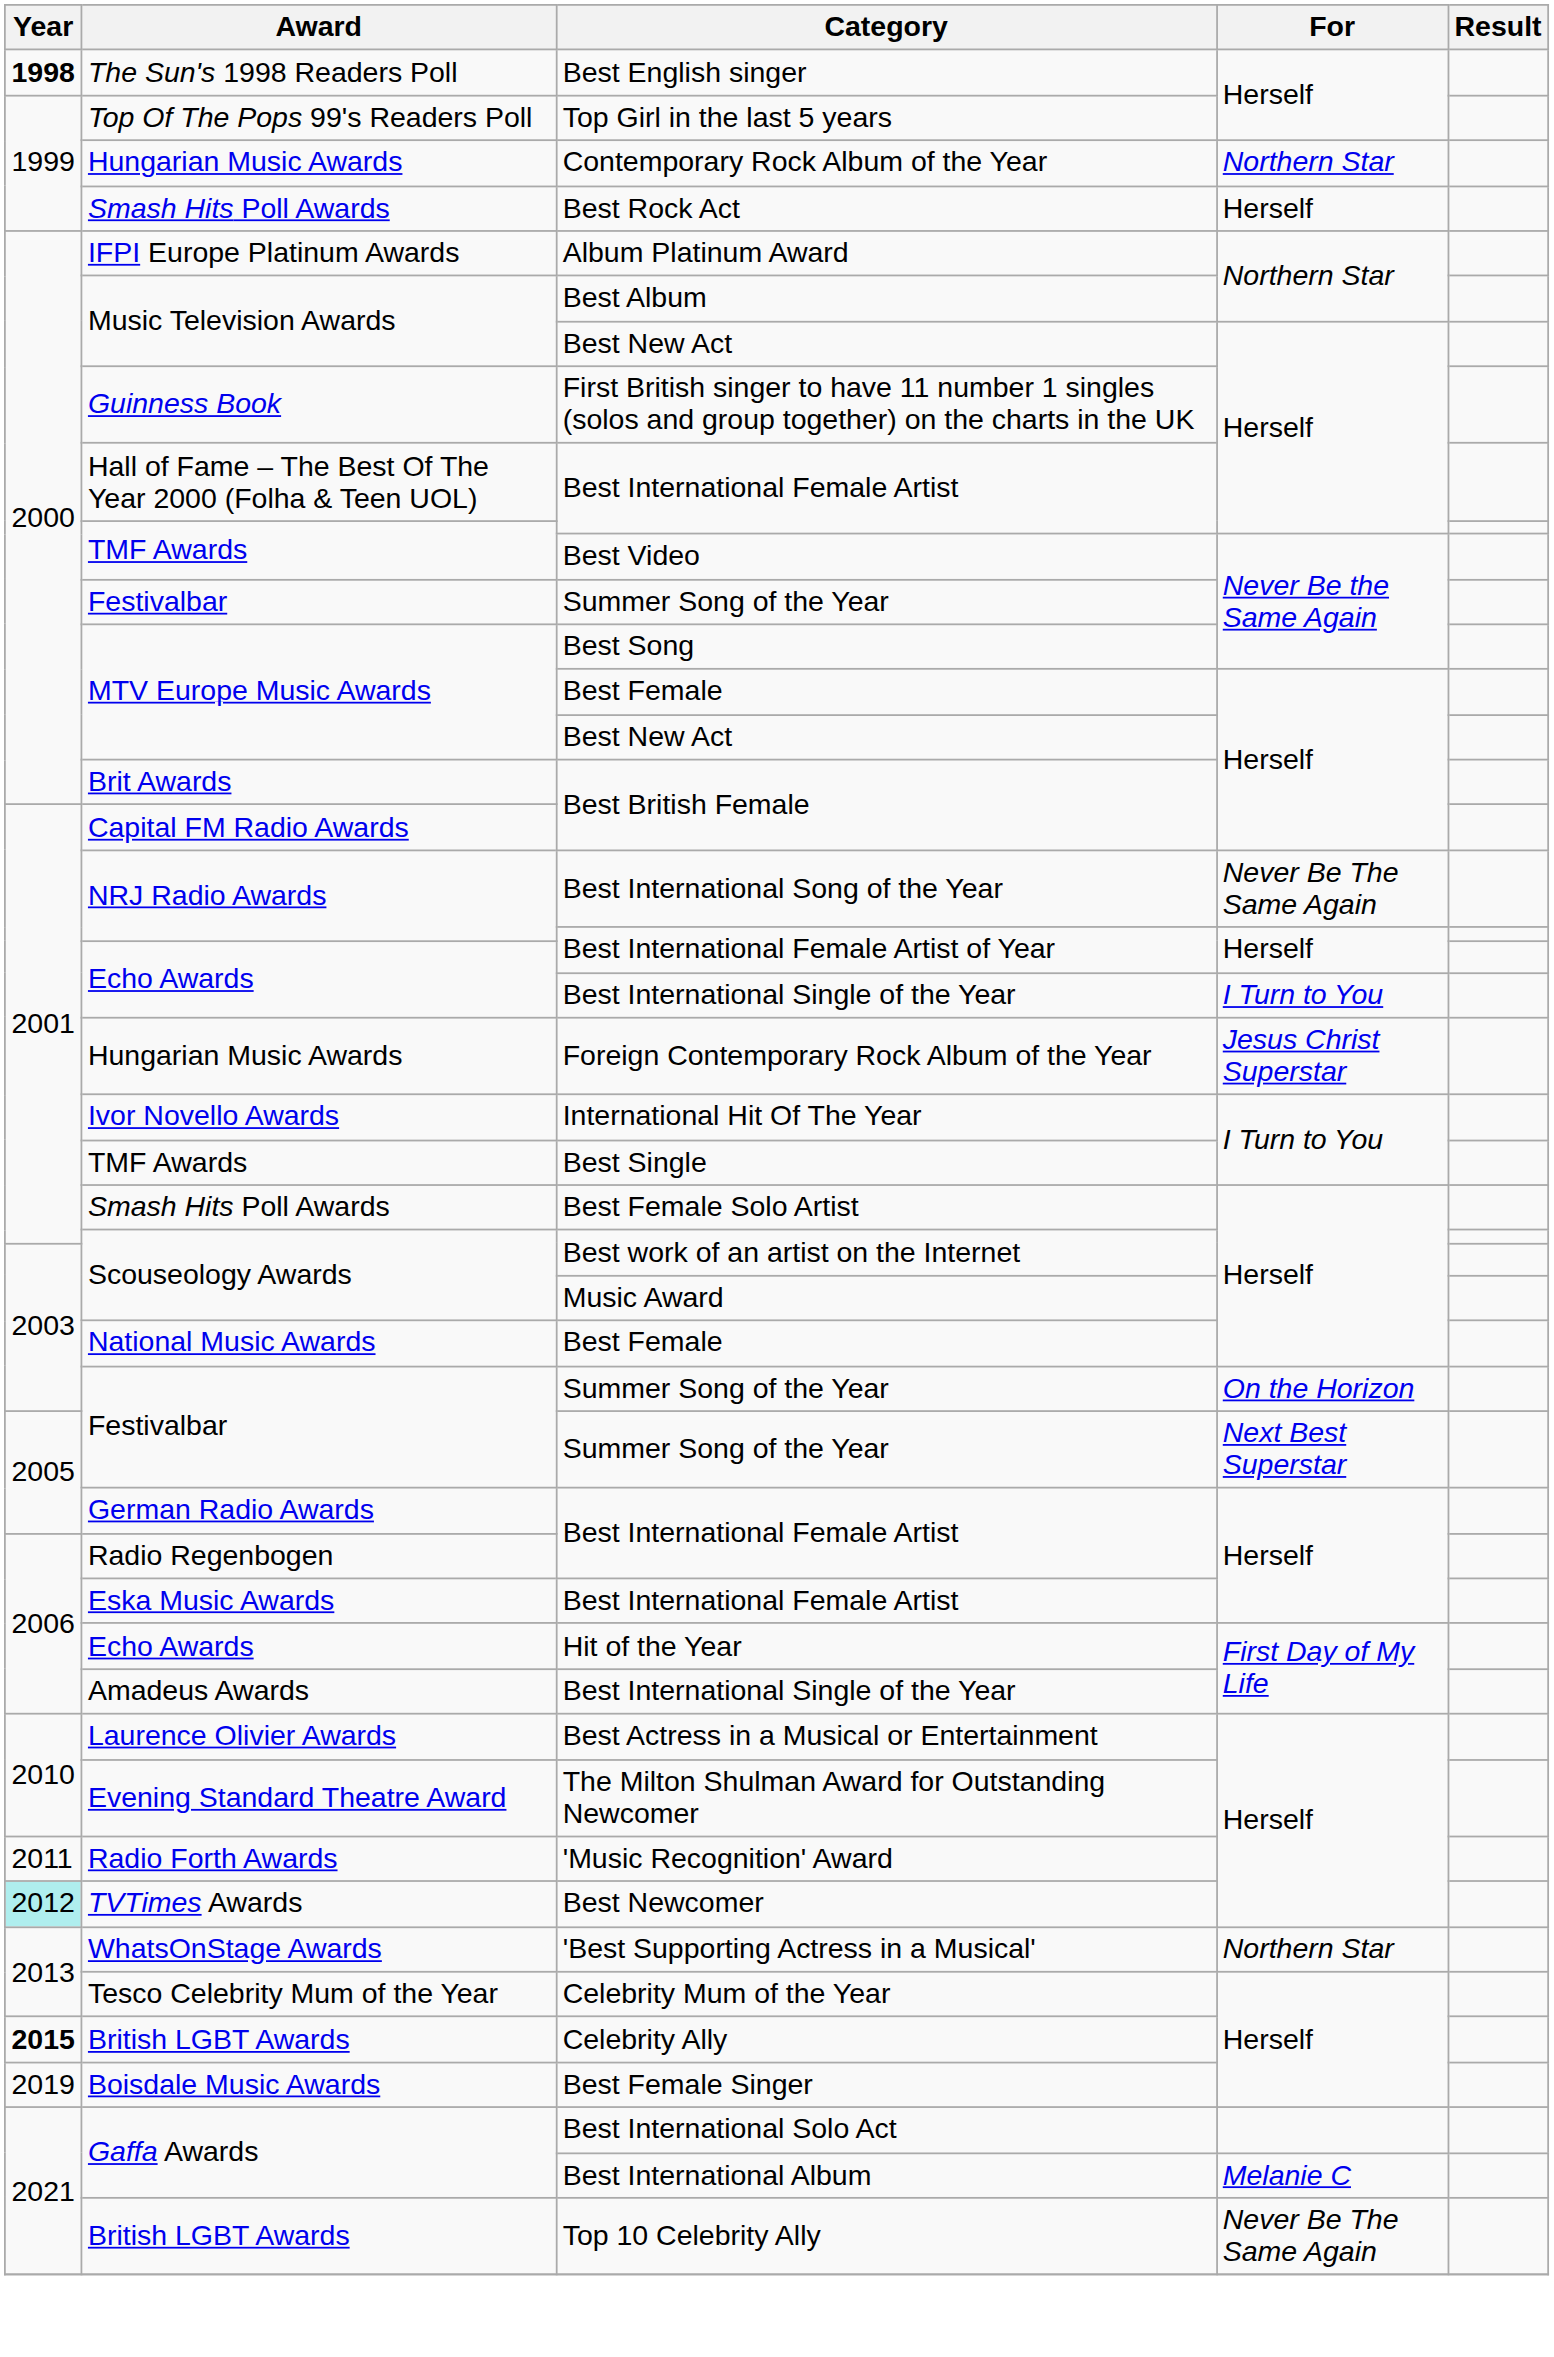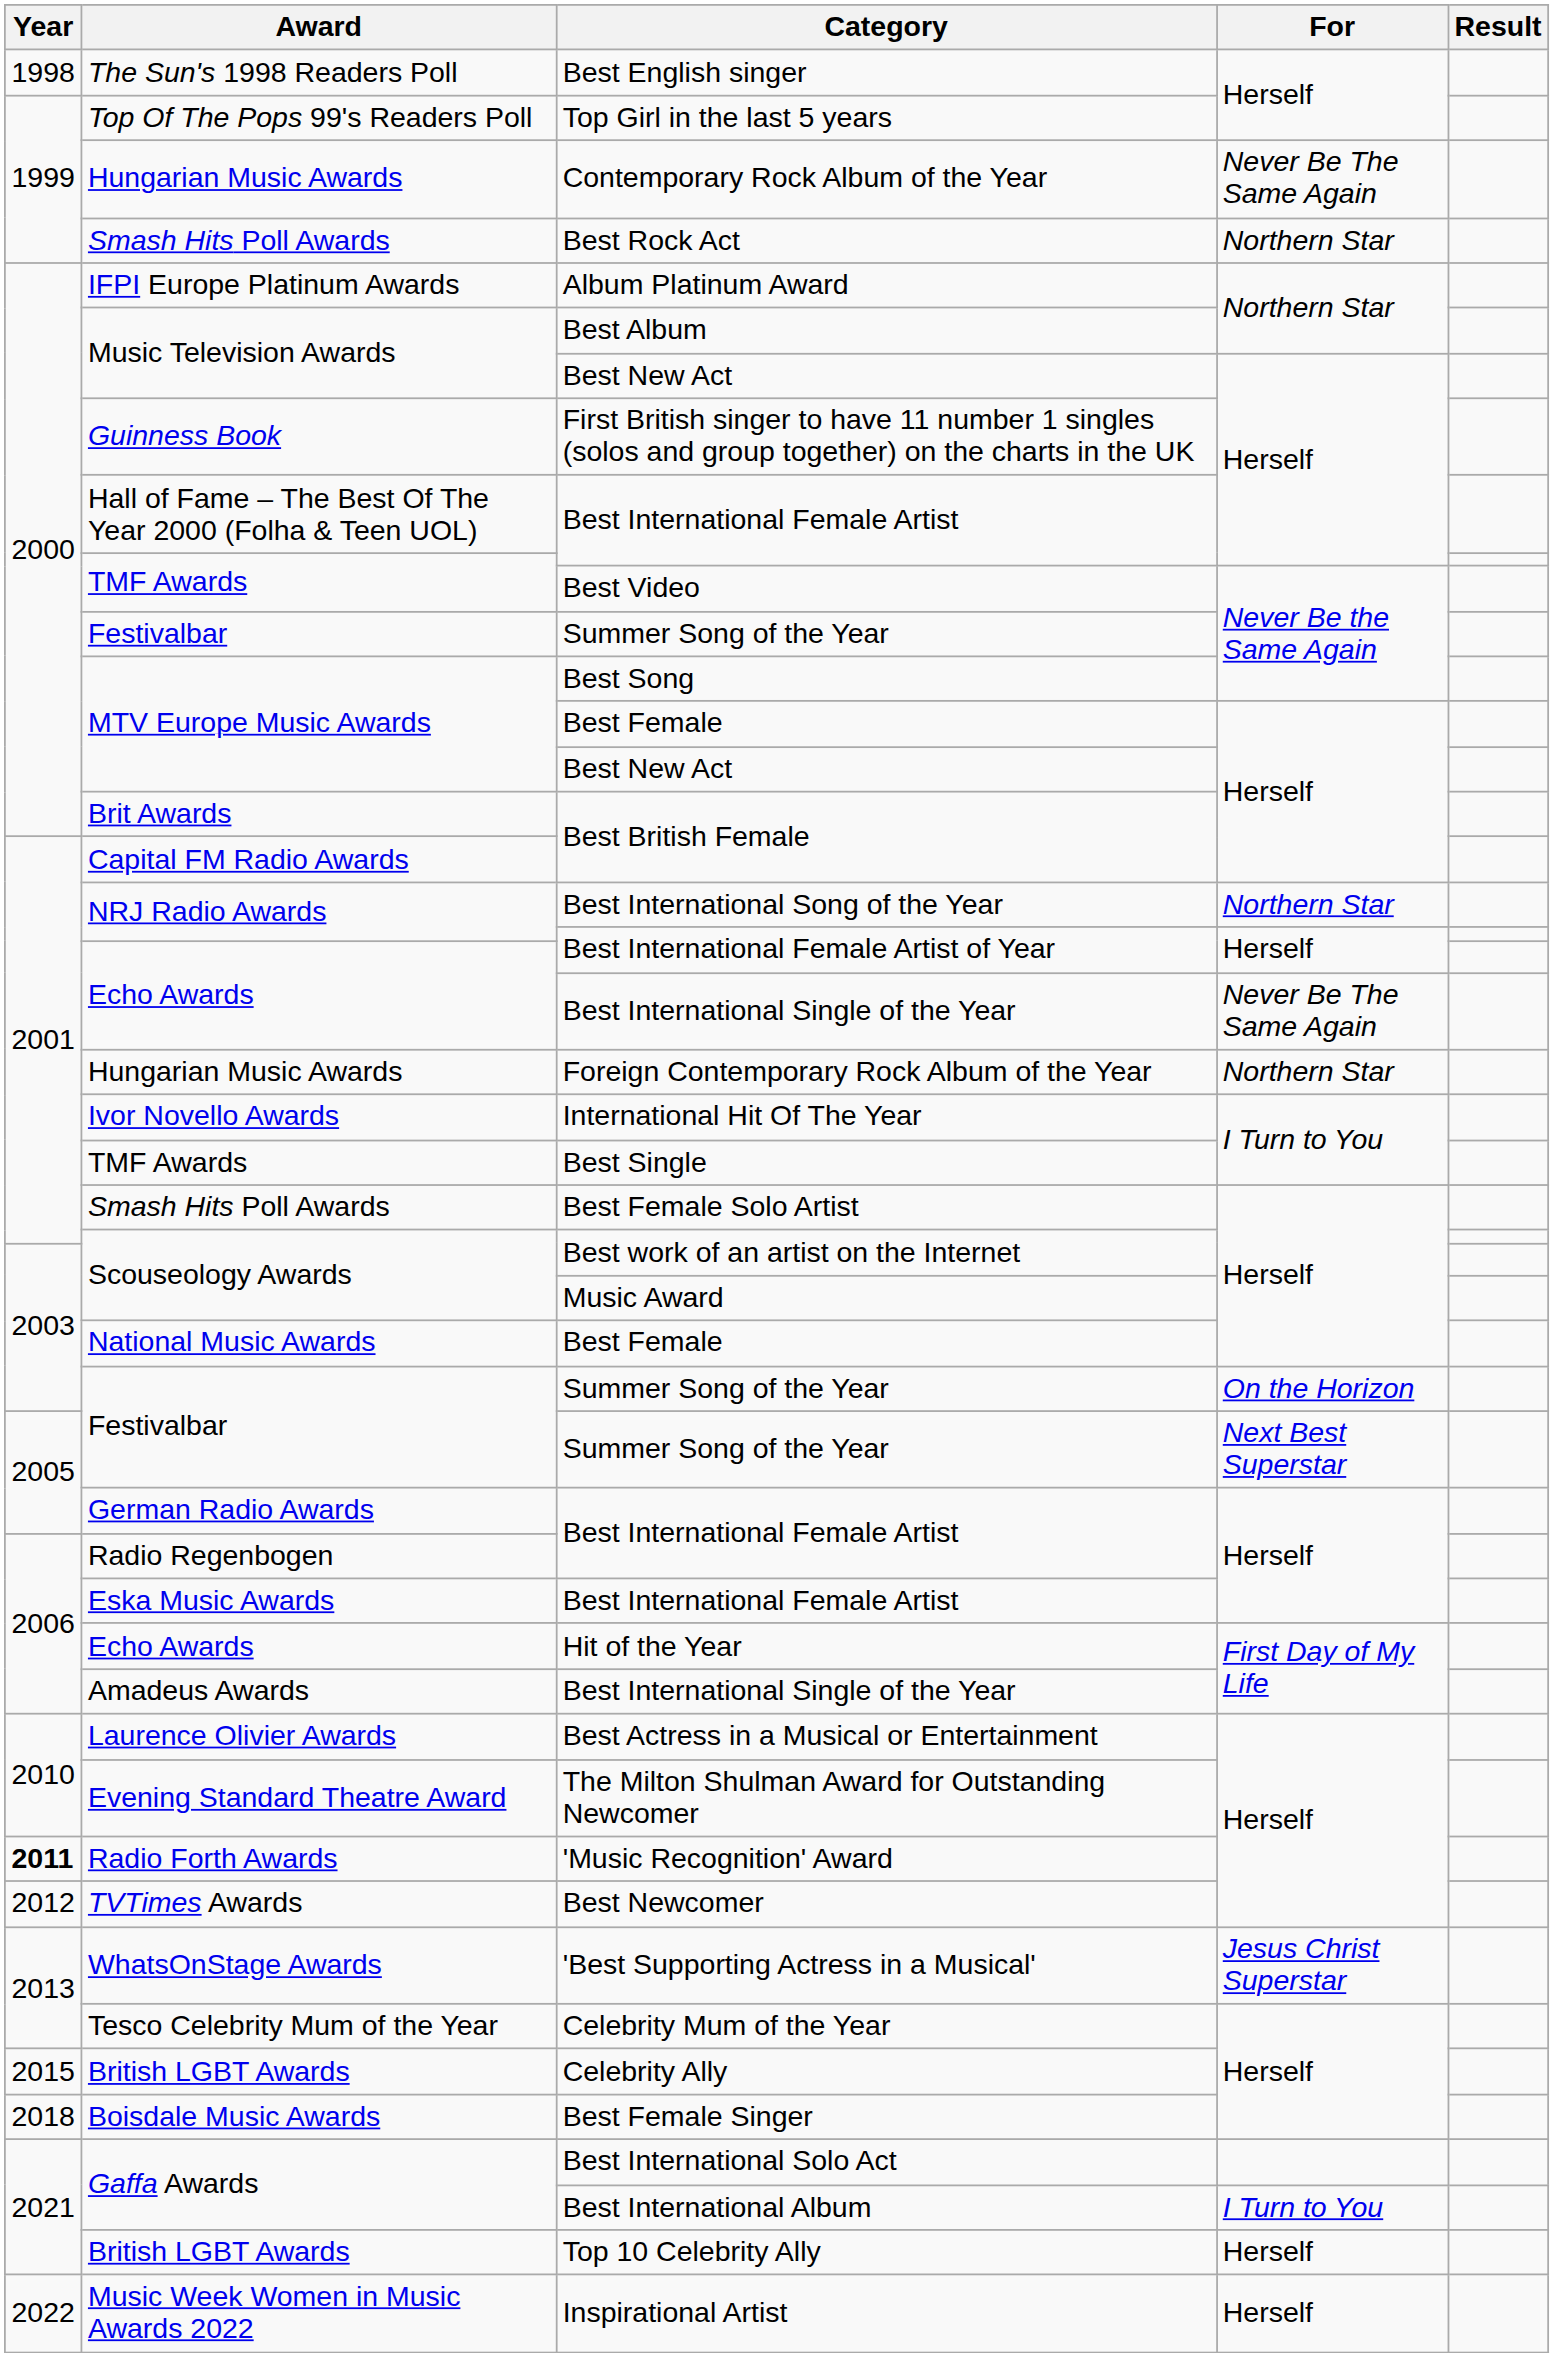(43, 72) bold -> (43, 72) normal
(1308, 162) Northern Star -> (1311, 178) Never Be The Same Again
(1268, 207) Herself -> (1308, 239) Northern Star
(1311, 888) Never Be The Same Again -> (1308, 904) Northern Star
(1303, 994) I Turn to You -> (1311, 1010) Never Be The Same Again
(1301, 1055) Jesus Christ Superstar -> (1308, 1071) Northern Star
(42, 1858) normal -> (42, 1858) bold
(43, 1903) paleturquoise background -> (43, 1903) no background
(1308, 1948) Northern Star -> (1301, 1964) Jesus Christ Superstar
(43, 2039) bold -> (43, 2071) normal
(43, 2084) 2019 -> (43, 2116) 2018
(1287, 2174) Melanie C -> (1303, 2206) I Turn to You
(1311, 2235) Never Be The Same Again -> (1268, 2251) Herself
+ row: (274, 2313)
